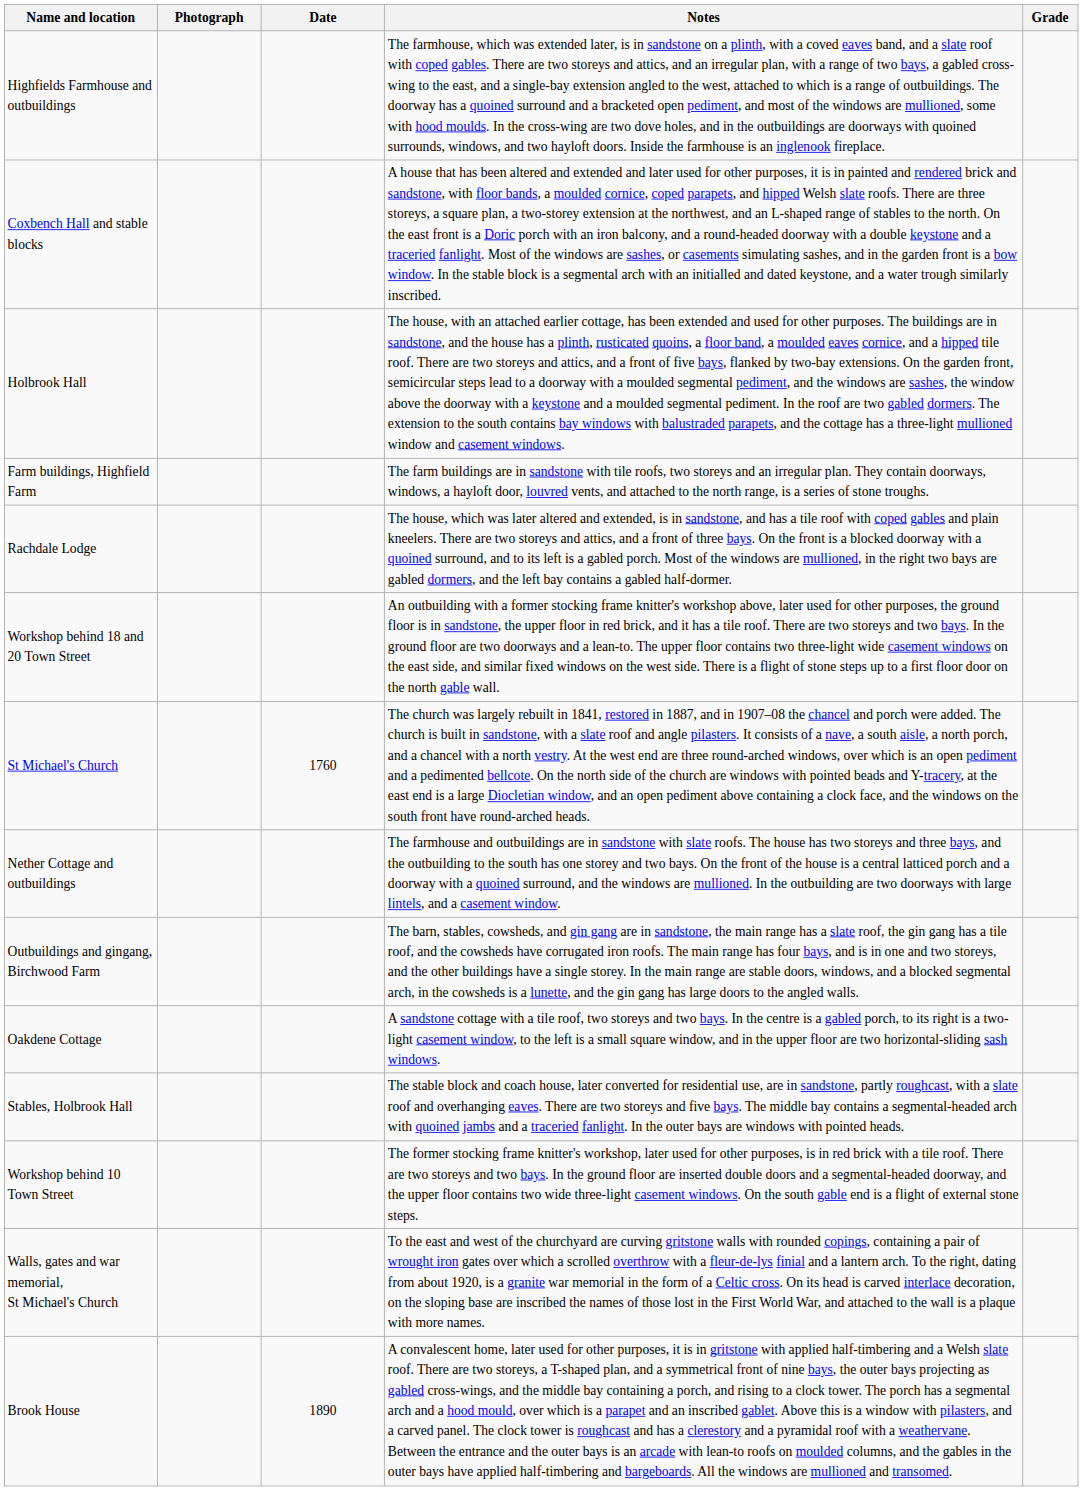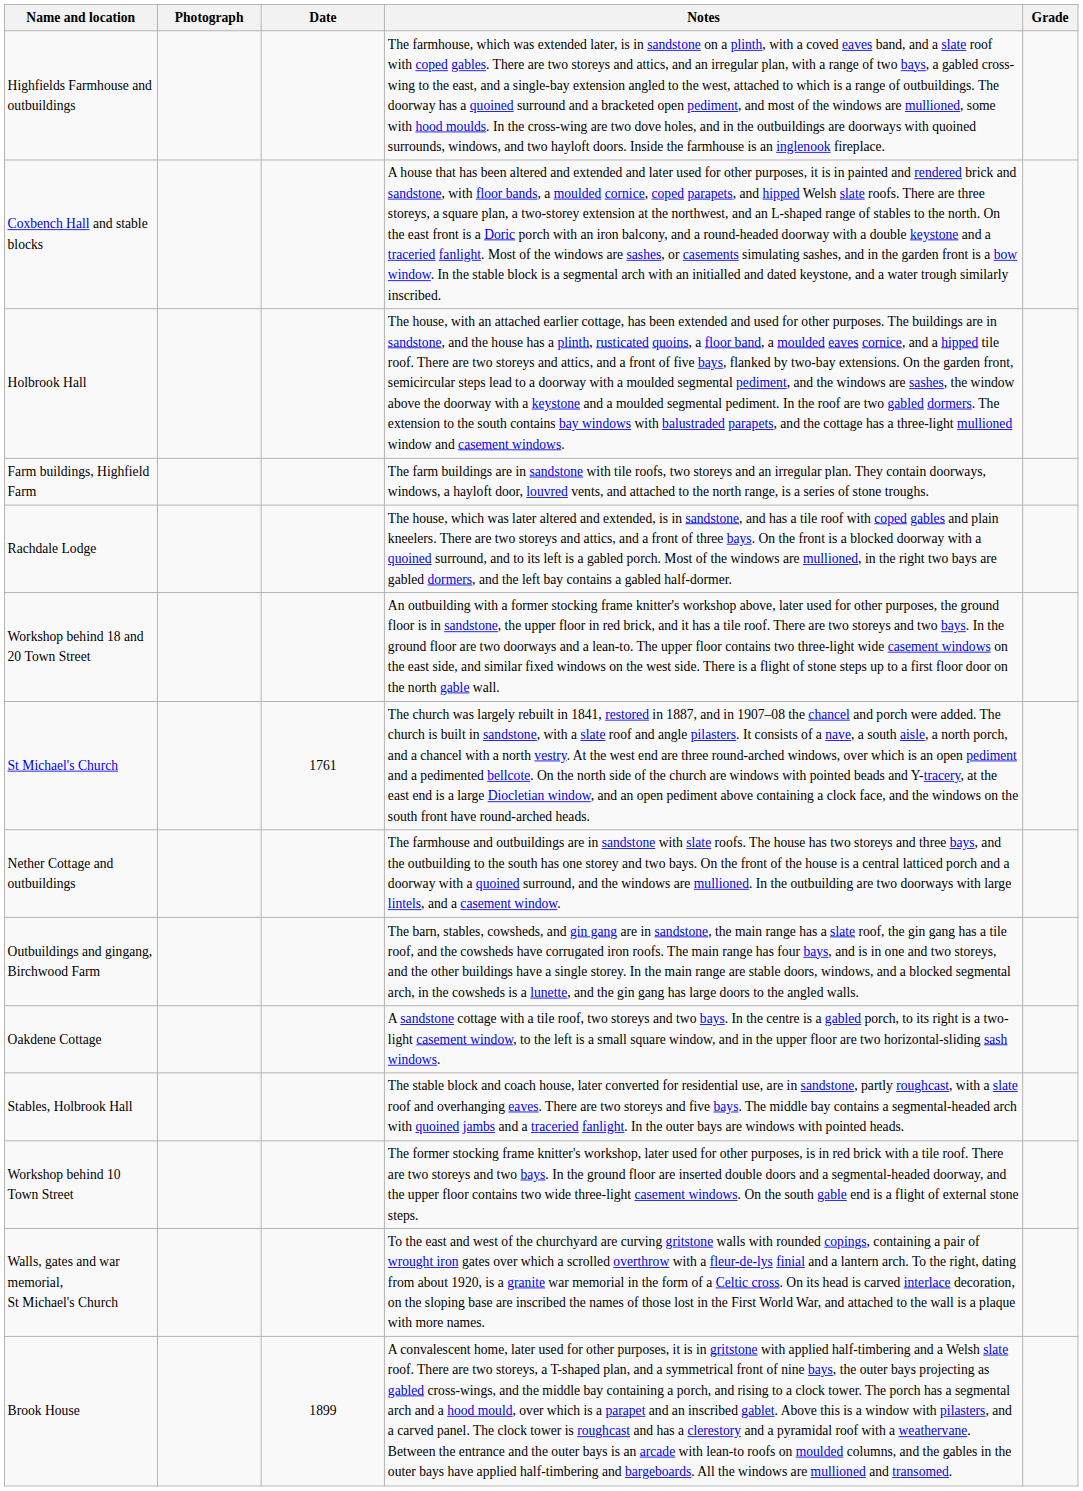(323, 765) 1760 -> (323, 765) 1761
(323, 1411) 1890 -> (323, 1411) 1899
